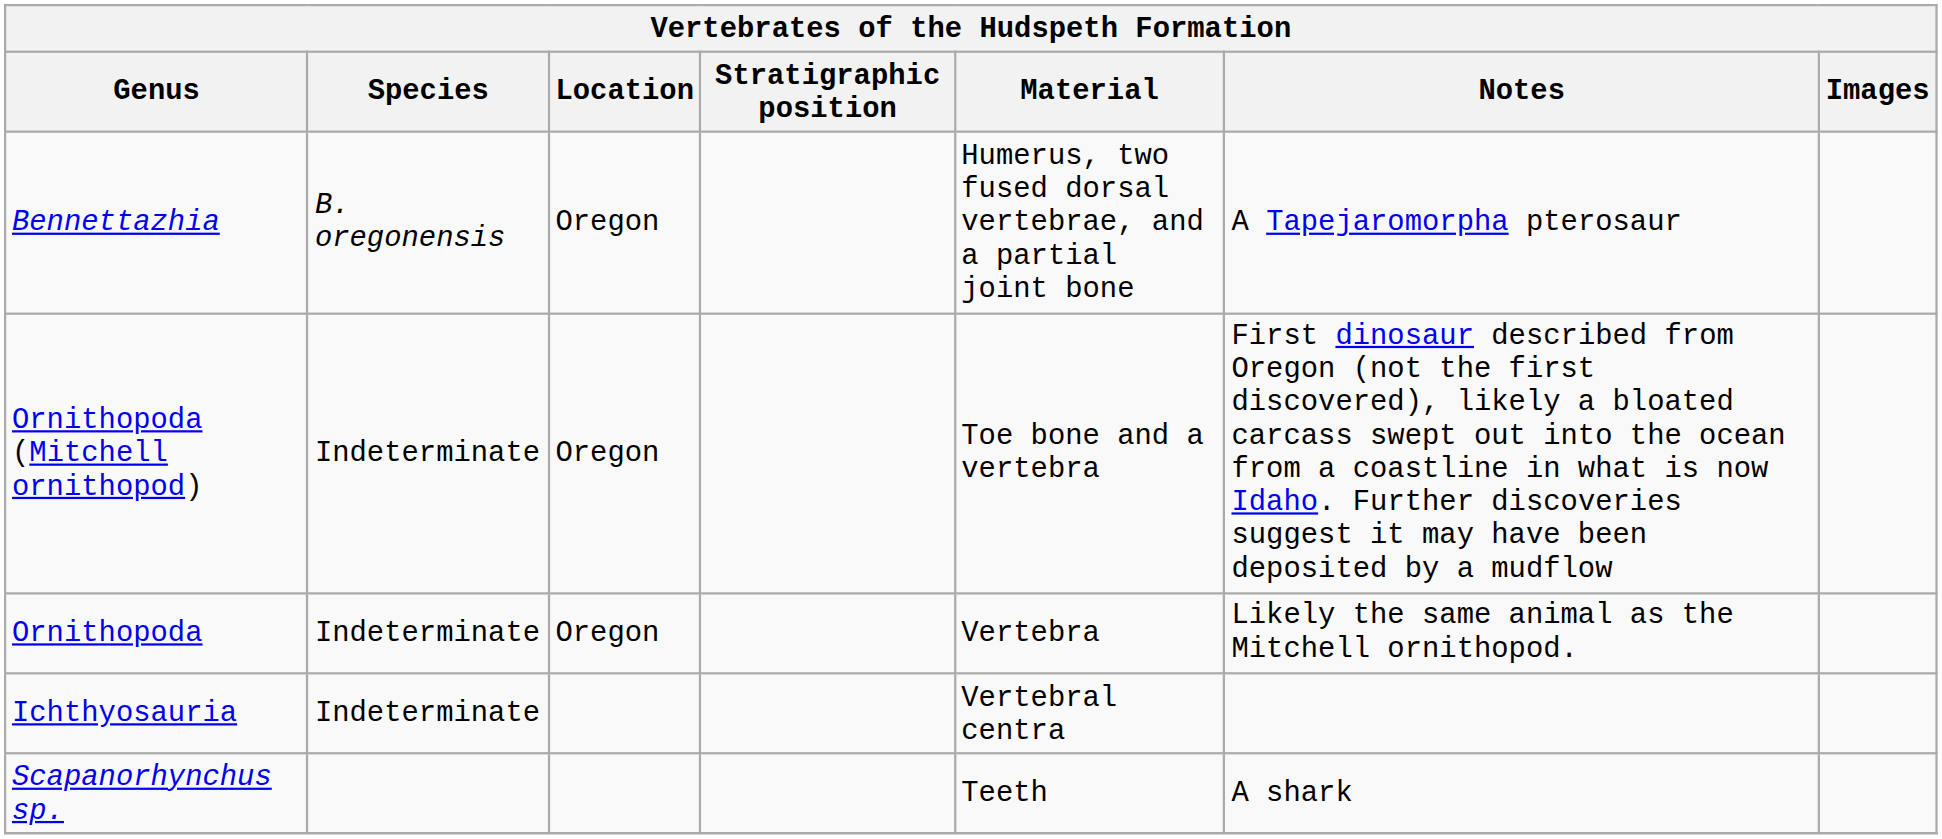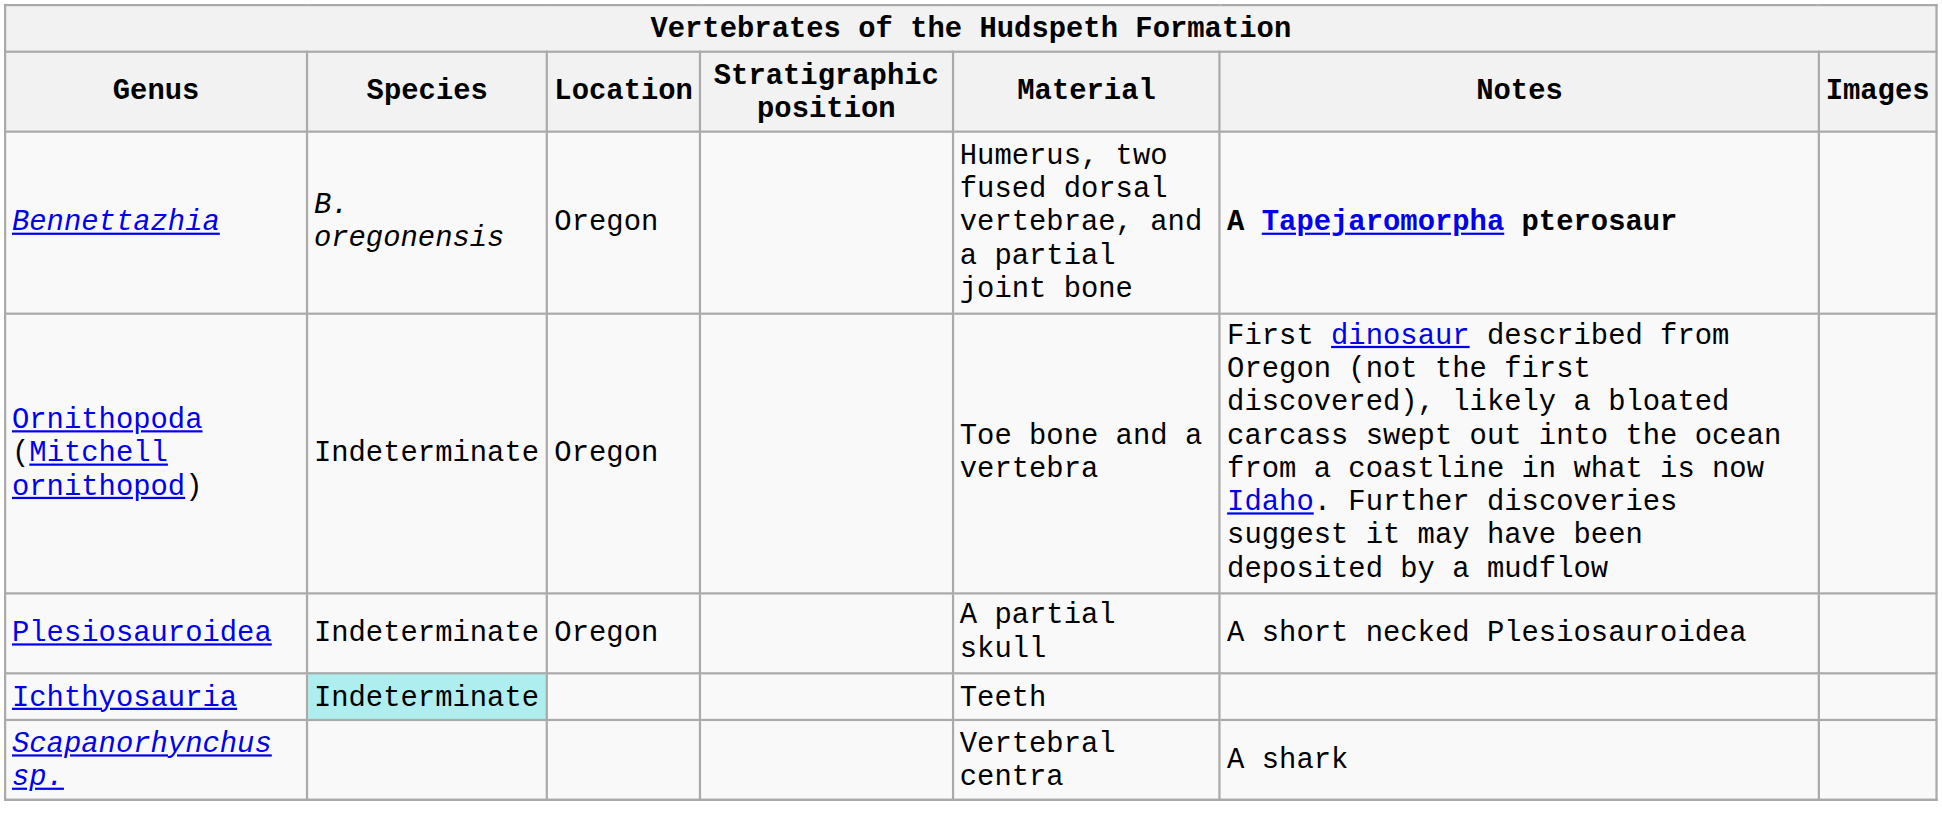(1457, 223) normal -> (1452, 223) bold
- row: (107, 633)
+ row: (142, 633)
(427, 713) no background -> (426, 697) paleturquoise background
(1039, 713) Vertebral centra -> (1003, 697) Teeth
(1005, 794) Teeth -> (1038, 760) Vertebral centra
